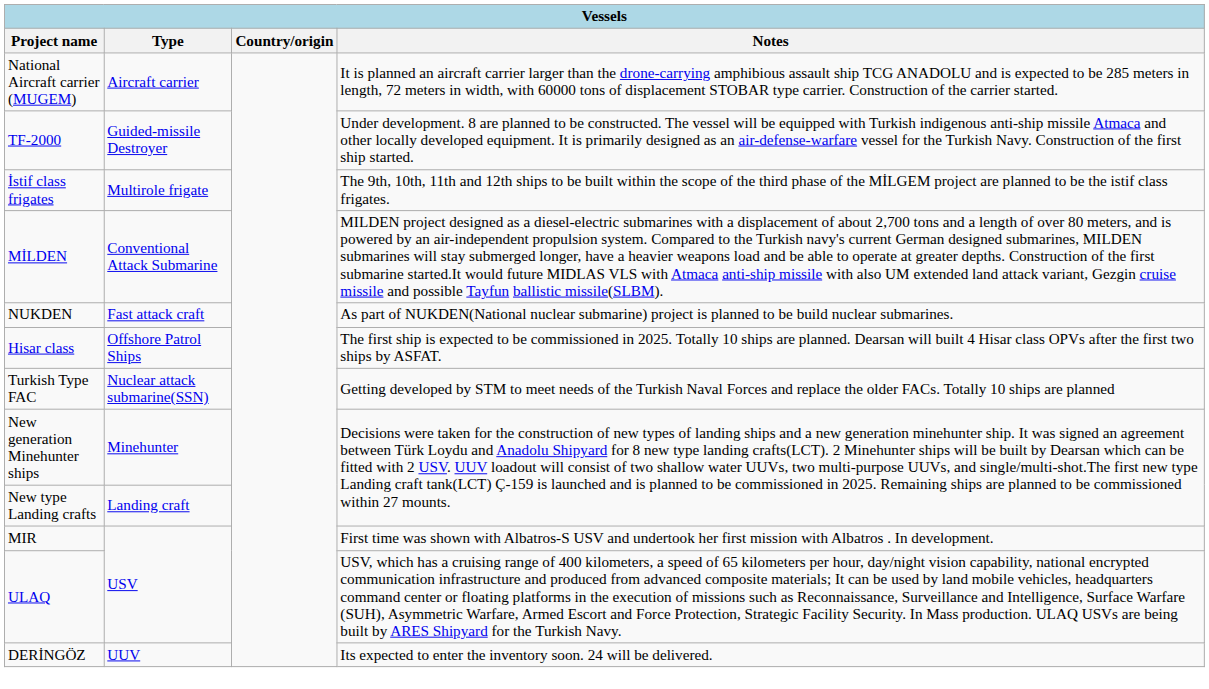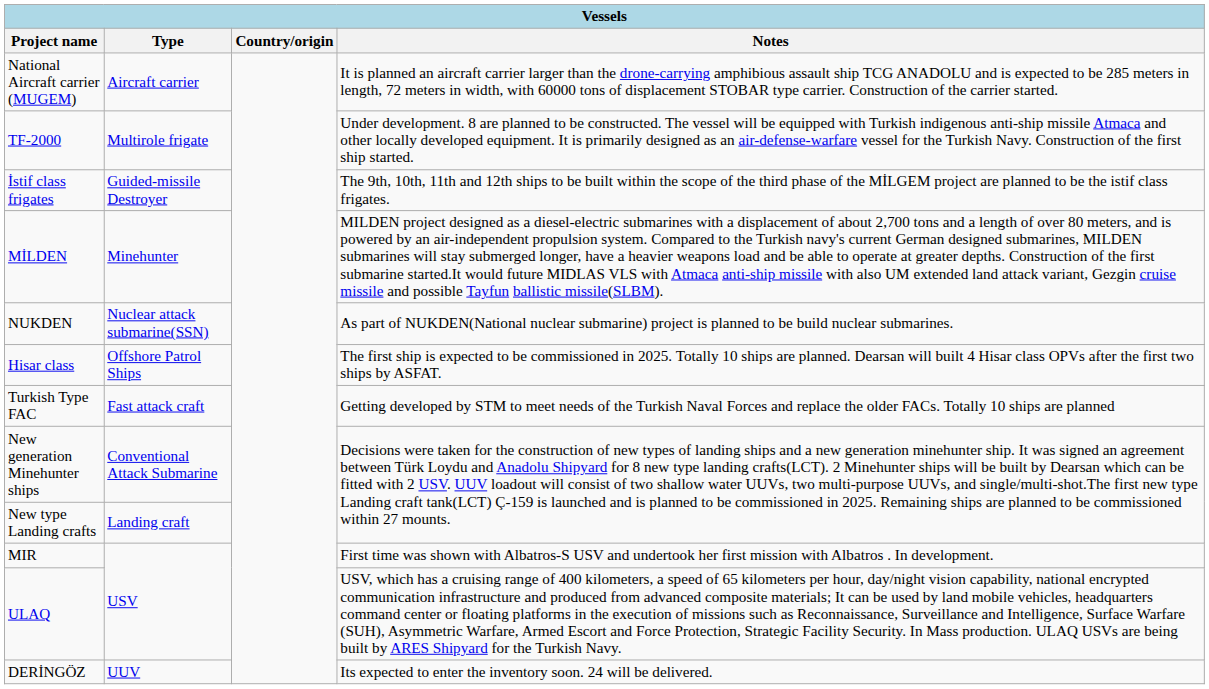(154, 140) Guided-missile Destroyer -> (158, 140) Multirole frigate
(158, 189) Multirole frigate -> (154, 189) Guided-missile Destroyer
(162, 256) Conventional Attack Submarine -> (143, 256) Minehunter
(156, 315) Fast attack craft -> (158, 323) Nuclear attack submarine(SSN)
(158, 388) Nuclear attack submarine(SSN) -> (156, 406) Fast attack craft
(143, 447) Minehunter -> (162, 464) Conventional Attack Submarine
